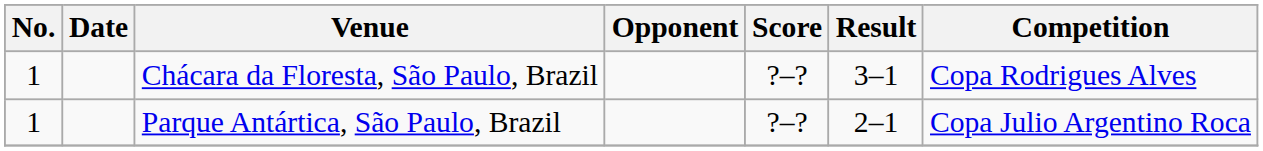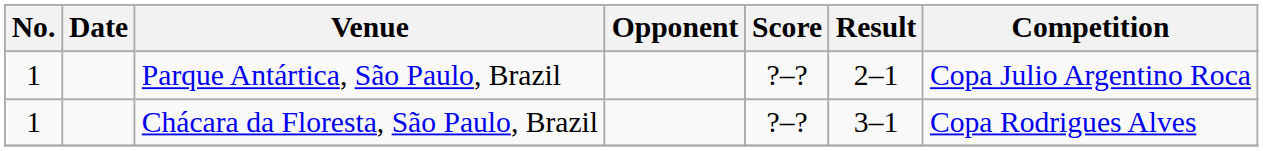rows swapped: (351, 121) <-> (370, 74)
